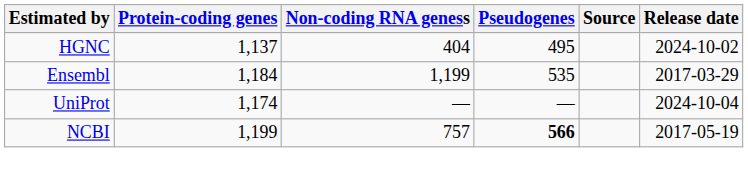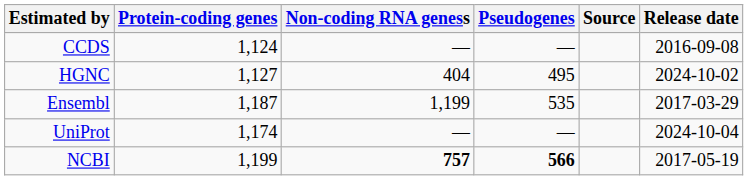+ row: (86, 47)
(257, 47) 1,137 -> (257, 75) 1,127
(257, 75) 1,184 -> (257, 103) 1,187
(456, 132) normal -> (456, 160) bold
